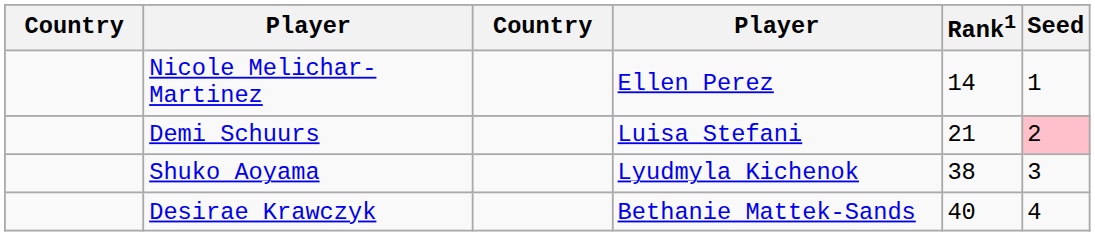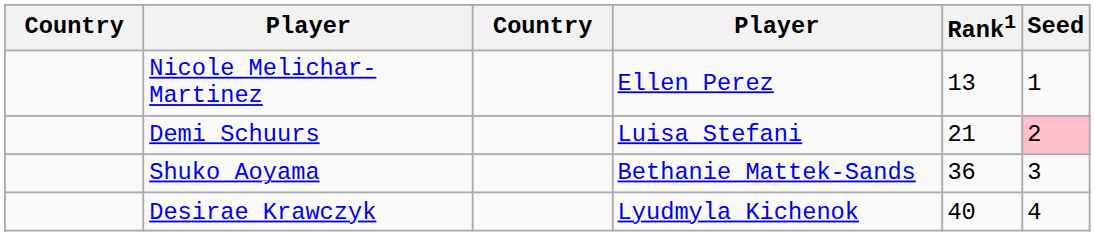(962, 82) 14 -> (962, 82) 13
(738, 173) Lyudmyla Kichenok -> (767, 173) Bethanie Mattek-Sands
(962, 173) 38 -> (962, 173) 36
(767, 212) Bethanie Mattek-Sands -> (738, 212) Lyudmyla Kichenok
